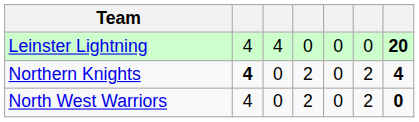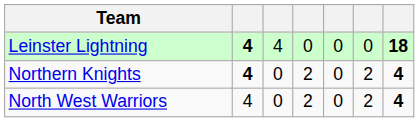(248, 46) normal -> (248, 46) bold
(398, 46) 20 -> (398, 46) 18
(398, 102) 0 -> (398, 102) 4
